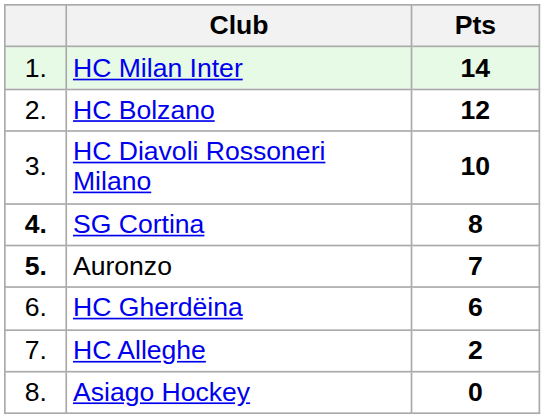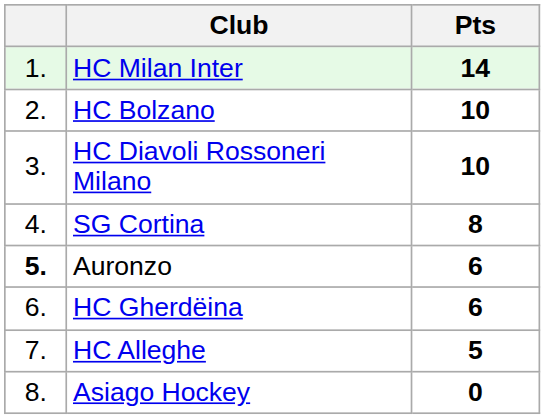(475, 109) 12 -> (475, 109) 10
(36, 223) bold -> (36, 223) normal
(475, 266) 7 -> (475, 266) 6
(475, 350) 2 -> (475, 350) 5
